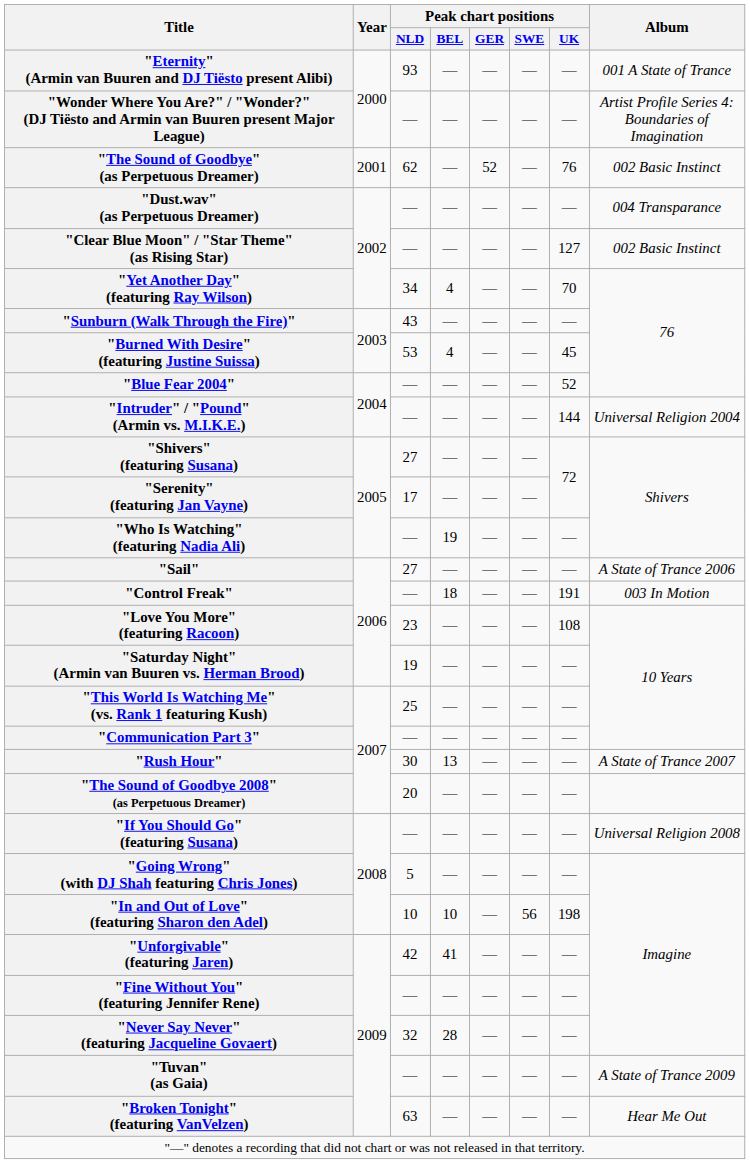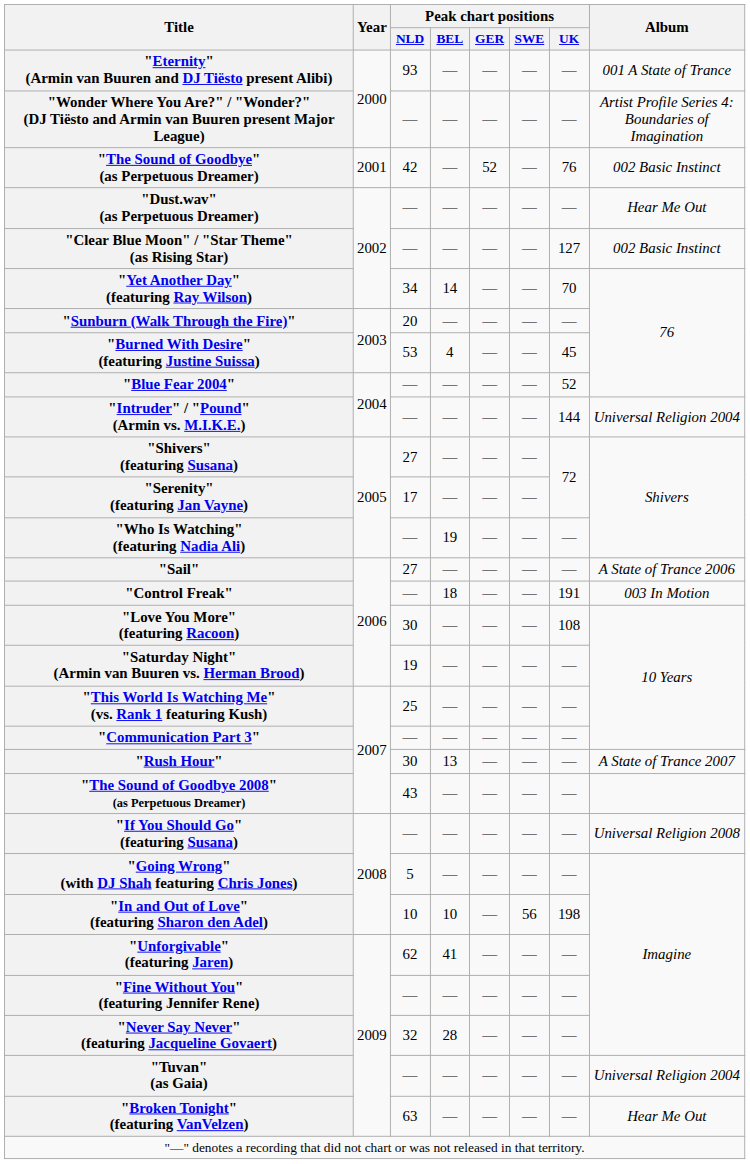(410, 167) 62 -> (410, 167) 42
(667, 208) 004 Transparance -> (667, 208) Hear Me Out
(450, 288) 4 -> (450, 288) 14
(410, 320) 43 -> (410, 320) 20
(410, 625) 23 -> (410, 625) 30
(410, 793) 20 -> (410, 793) 43
(410, 954) 42 -> (410, 954) 62
(667, 1075) A State of Trance 2009 -> (667, 1075) Universal Religion 2004
